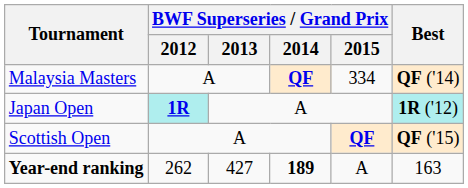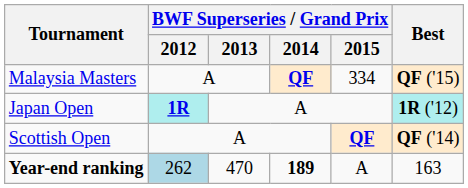(428, 79) QF ('14) -> (428, 79) QF ('15)
(428, 138) QF ('15) -> (428, 138) QF ('14)
(178, 168) no background -> (178, 168) lightblue background
(240, 168) 427 -> (240, 168) 470
